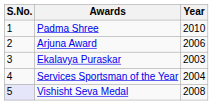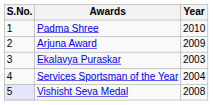(194, 44) 2006 -> (194, 44) 2009
